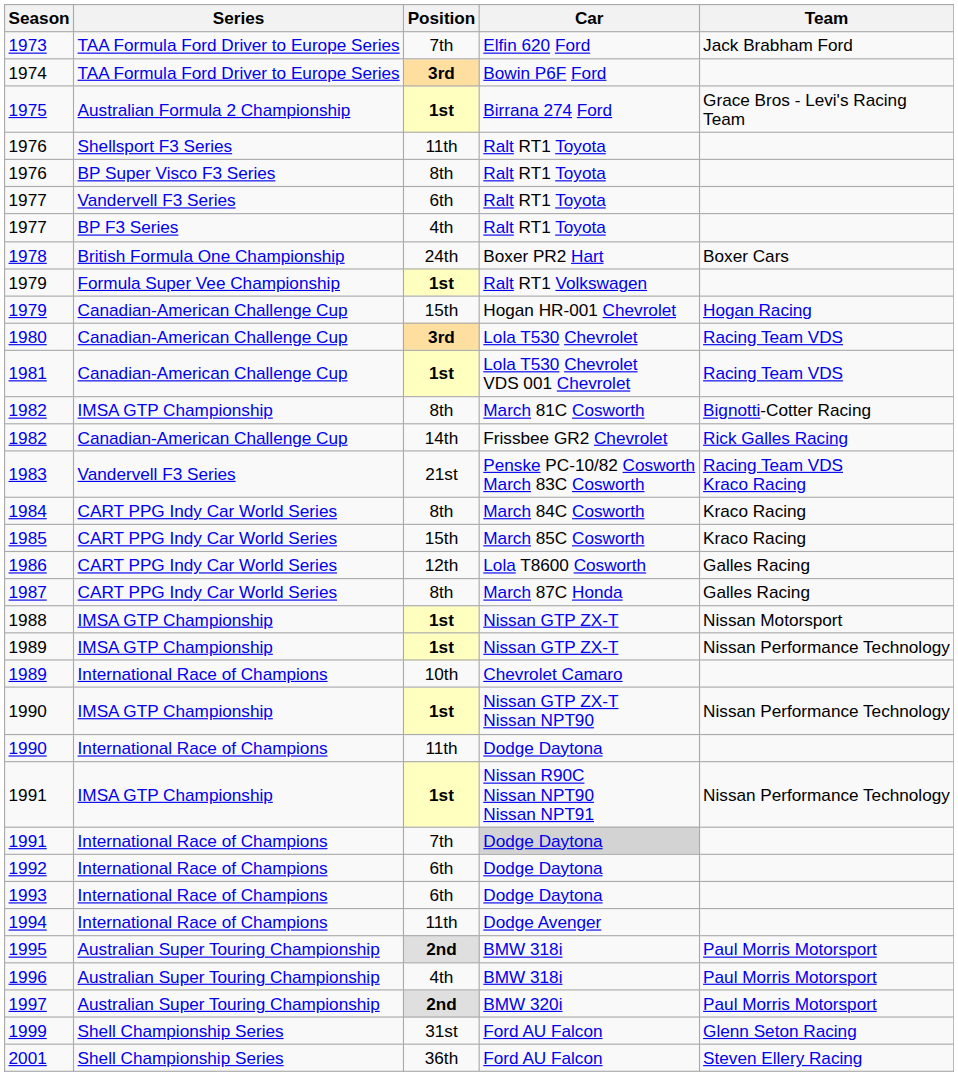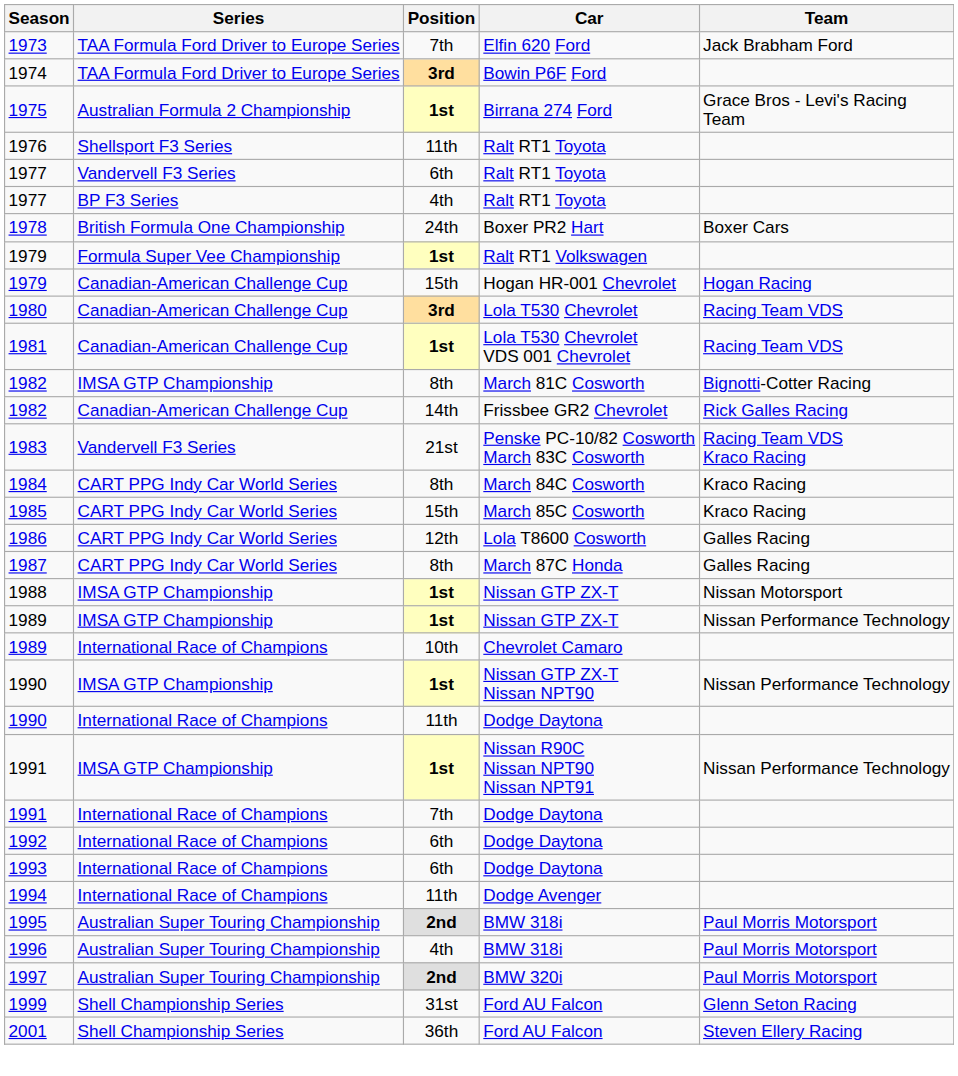- row: (28, 174)
(543, 841) lightgrey background -> (543, 813) no background
